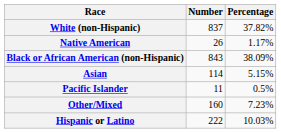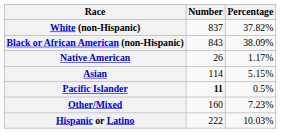rows swapped: (95, 58) <-> (95, 43)
(218, 89) normal -> (218, 89) bold
